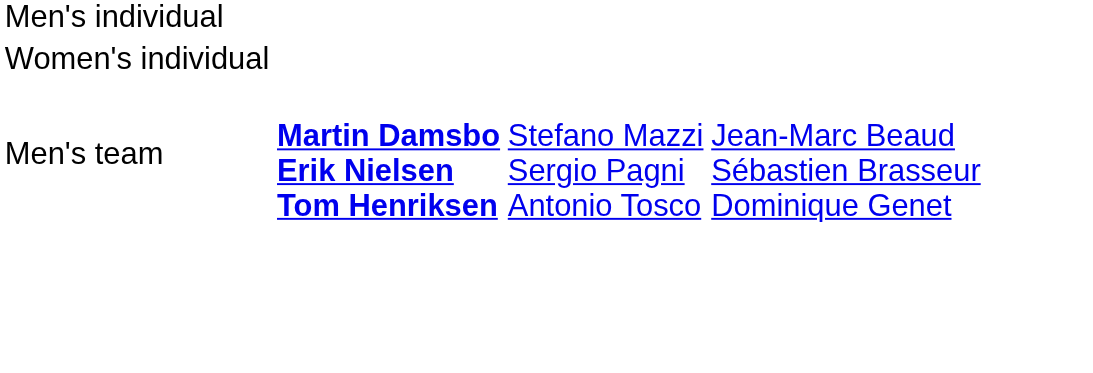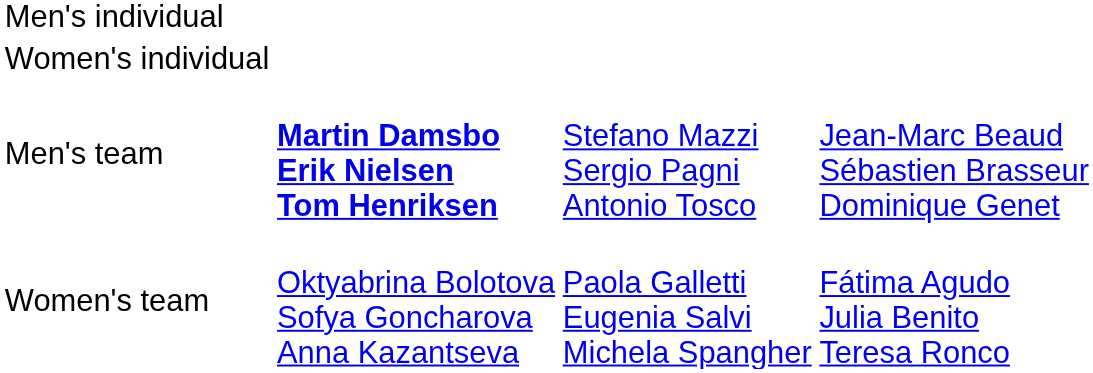+ row: (107, 300)
